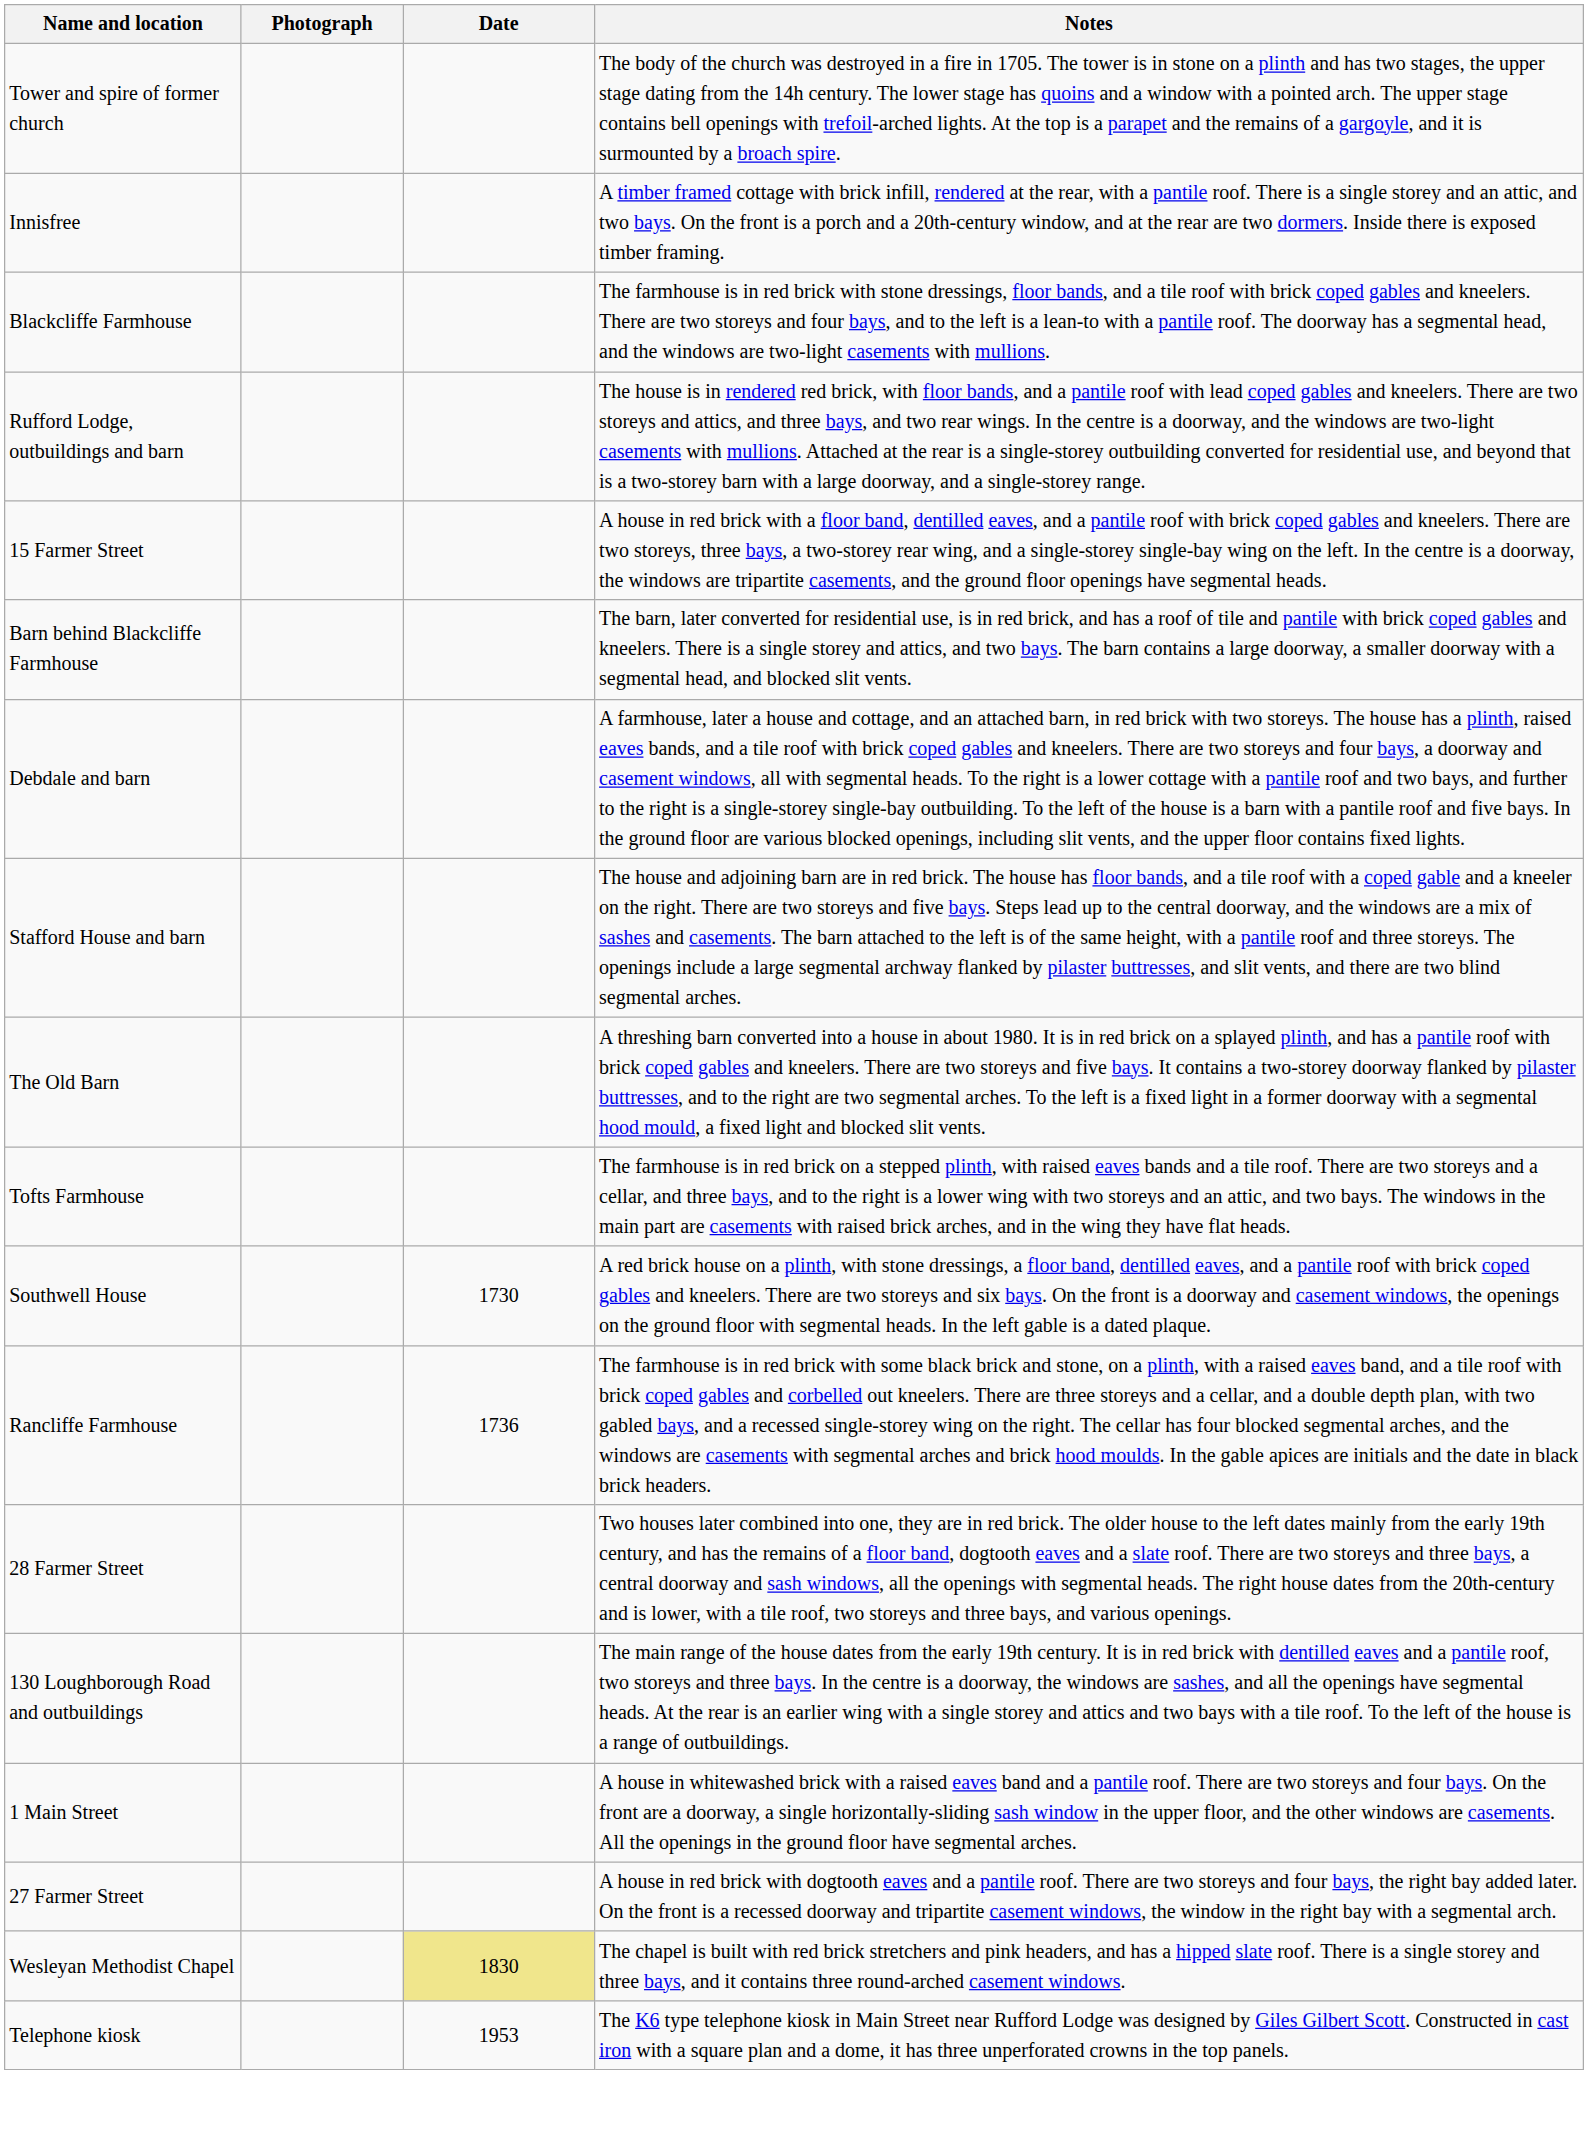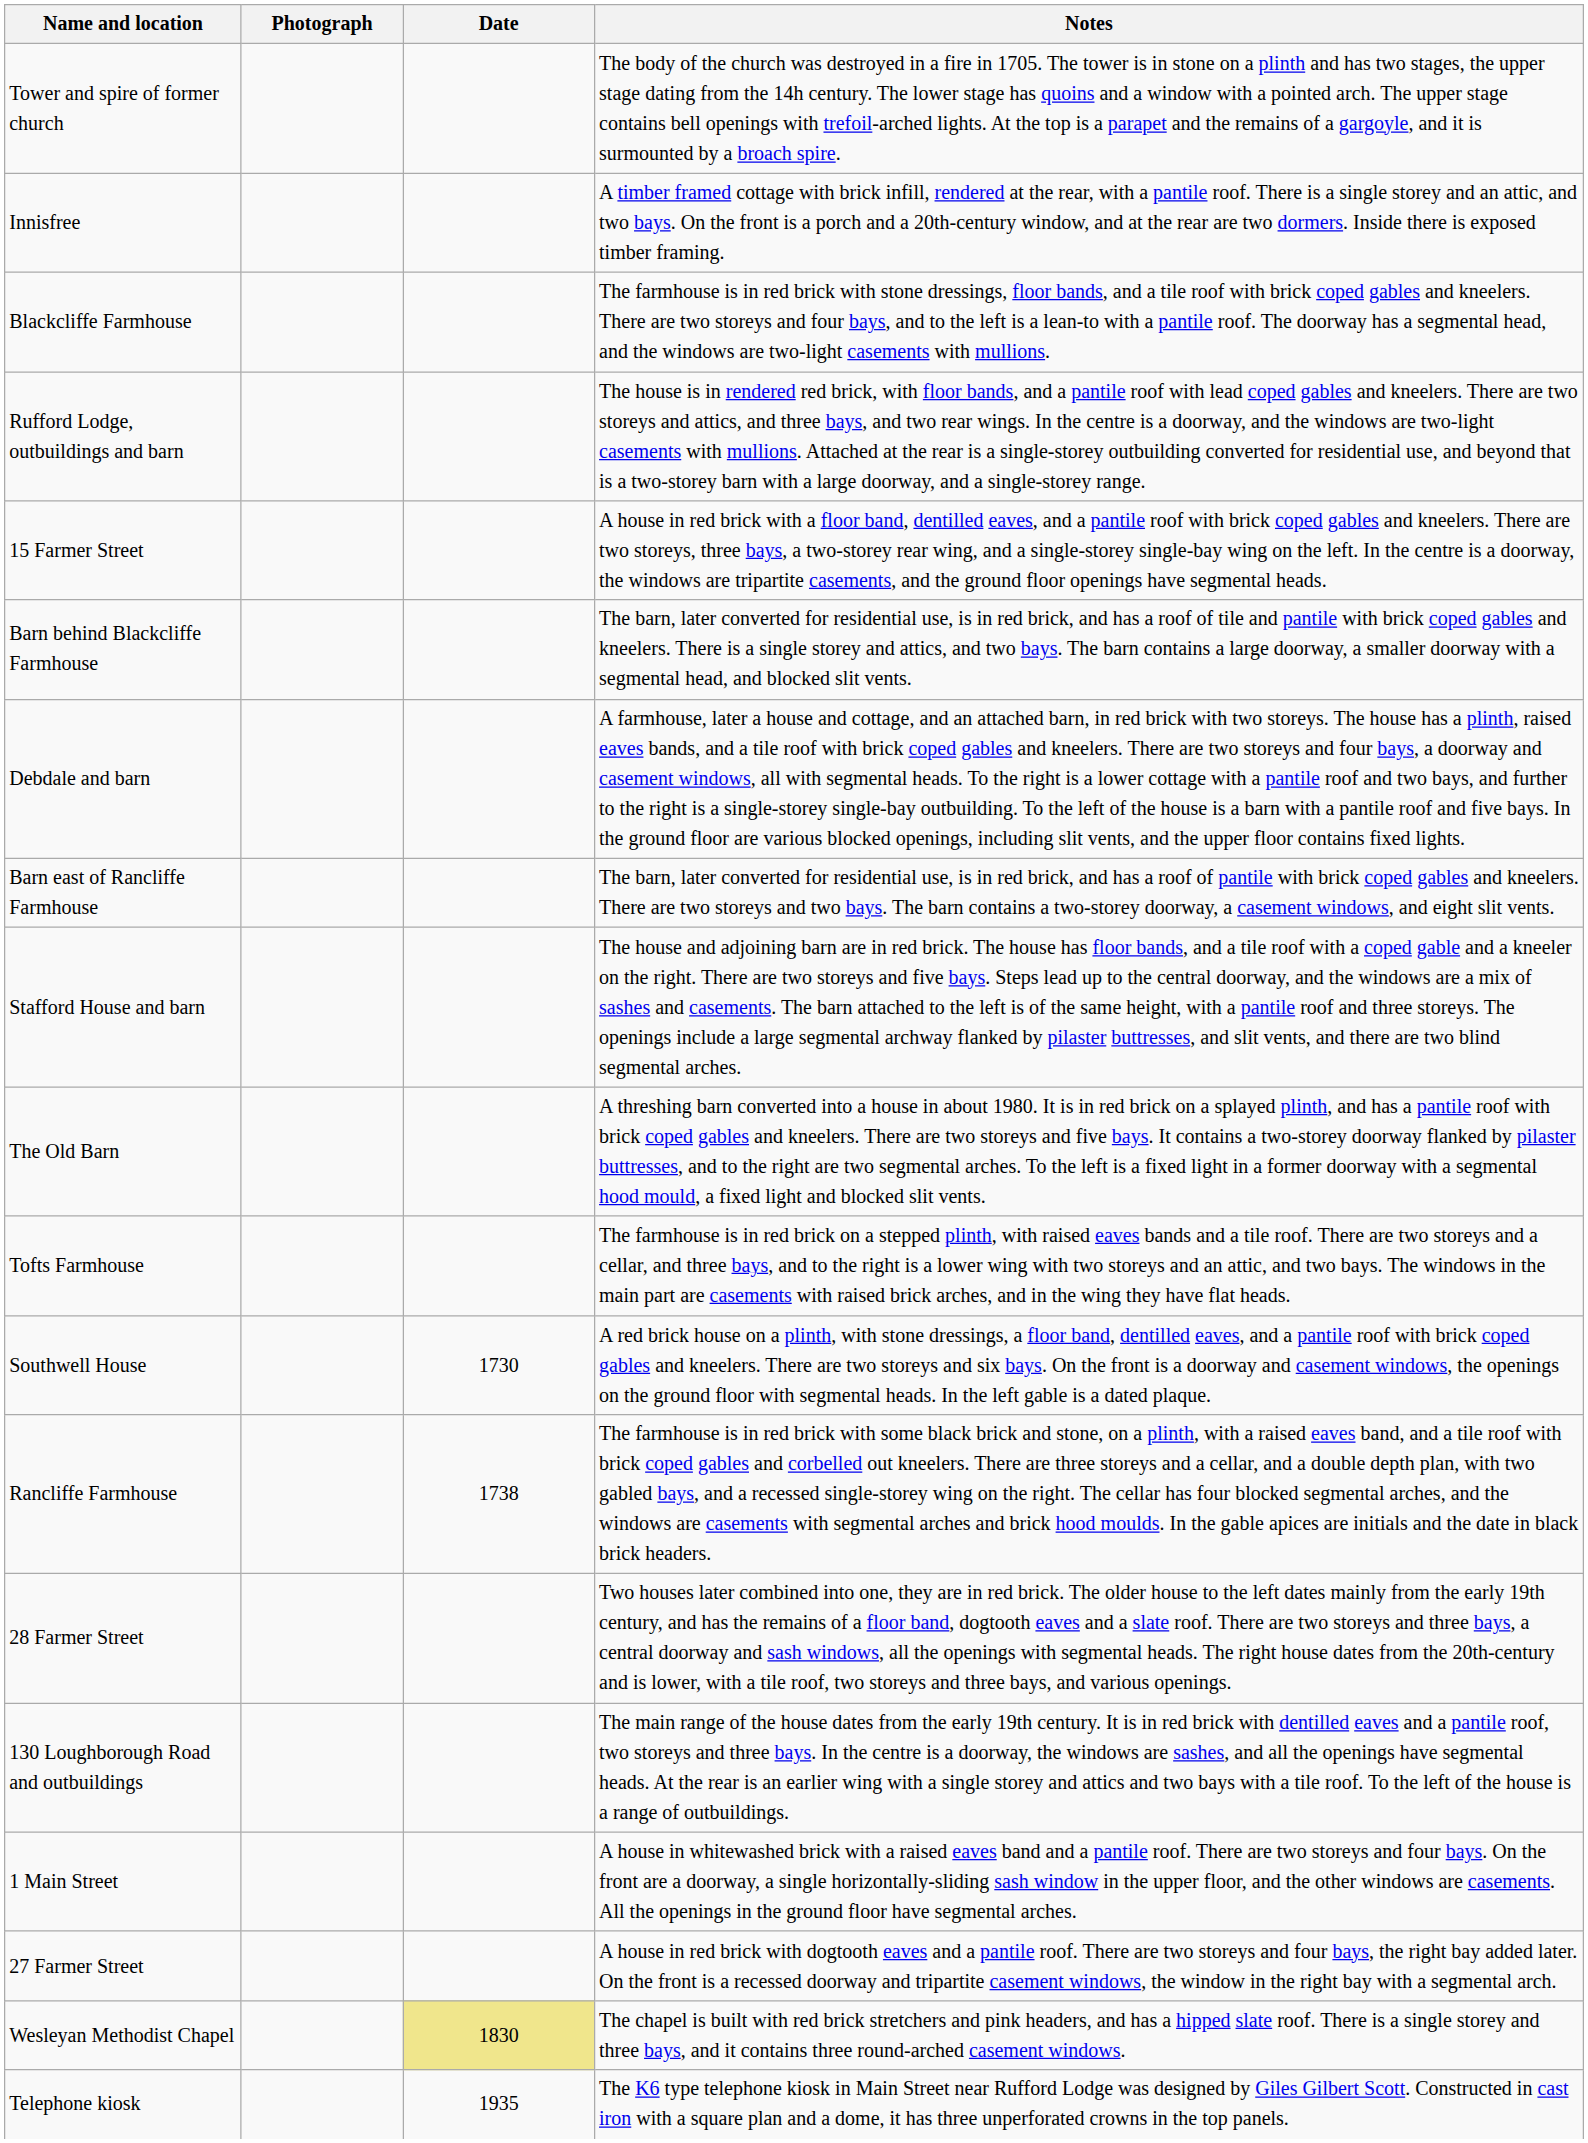+ row: (97, 892)
(499, 1424) 1736 -> (499, 1493) 1738
(499, 2035) 1953 -> (499, 2104) 1935
